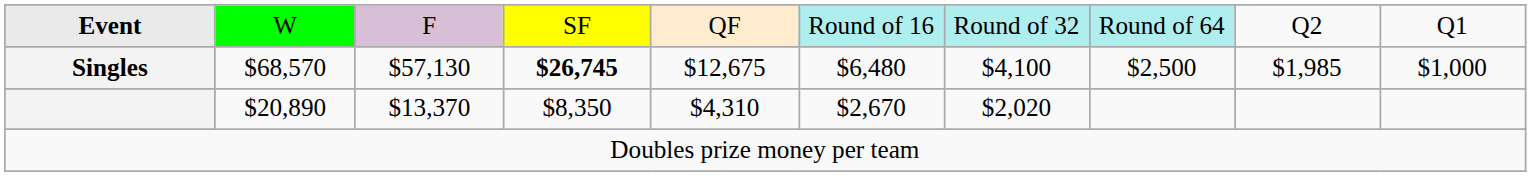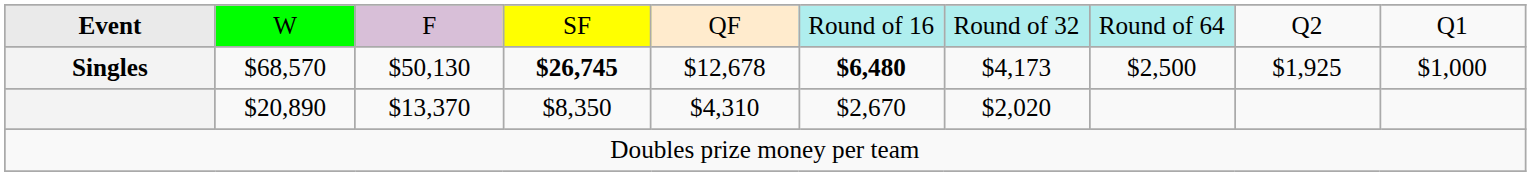(429, 67) $57,130 -> (429, 67) $50,130
(725, 67) $12,675 -> (725, 67) $12,678
(871, 67) normal -> (871, 67) bold
(1016, 67) $4,100 -> (1016, 67) $4,173
(1307, 67) $1,985 -> (1307, 67) $1,925
